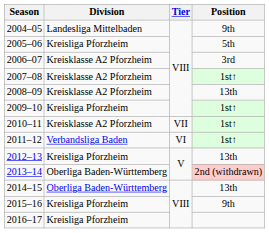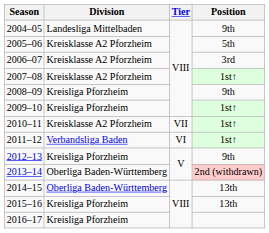(87, 44) Kreisliga Pforzheim -> (99, 44) Kreisklasse A2 Pforzheim
(99, 92) Kreisklasse A2 Pforzheim -> (87, 92) Kreisliga Pforzheim
(228, 92) 13th -> (228, 92) 9th
(228, 156) 13th -> (228, 156) 9th
(228, 204) 9th -> (228, 204) 13th
